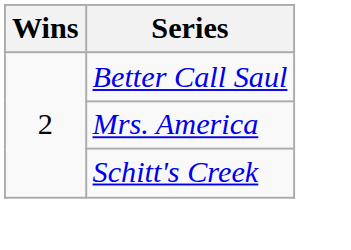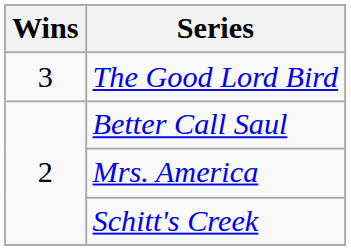+ row: (215, 76)
